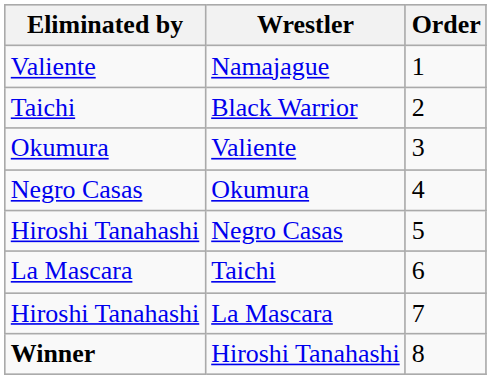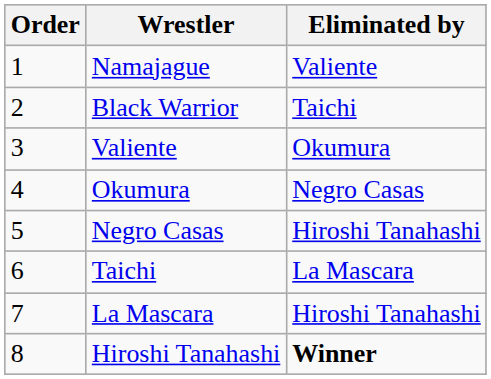columns swapped: (446, 25) <-> (105, 25)
